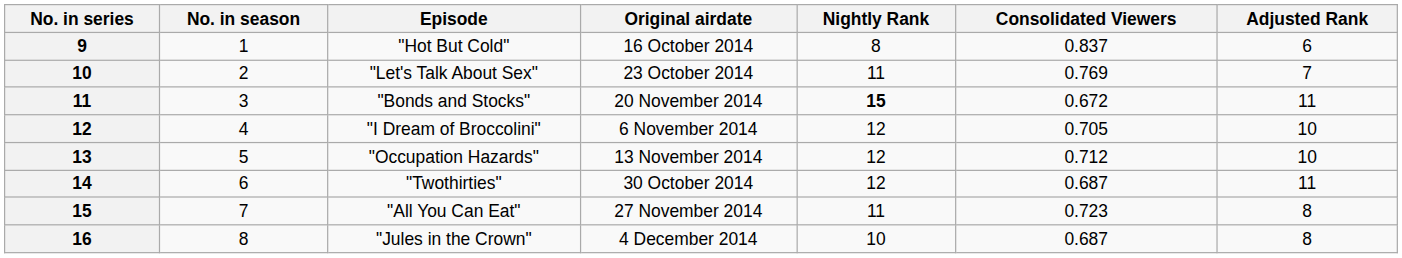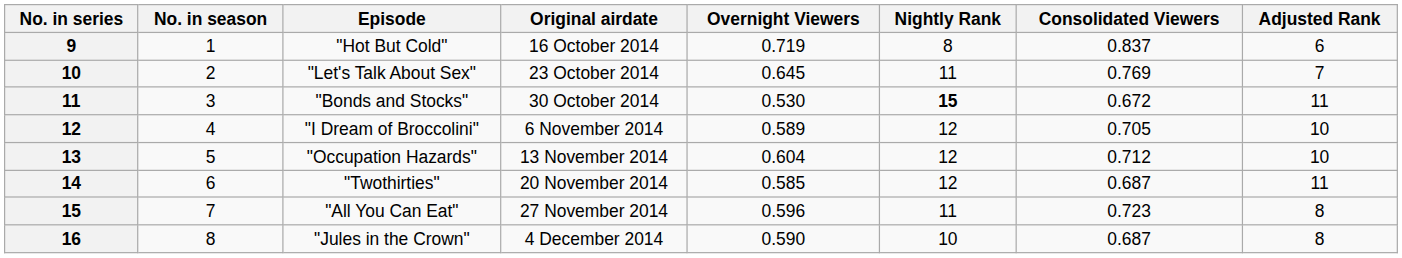+ column: (783, 19)
(688, 101) 20 November 2014 -> (594, 101) 30 October 2014
(688, 184) 30 October 2014 -> (594, 184) 20 November 2014
